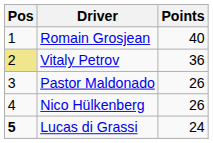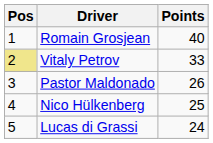(197, 61) 36 -> (197, 61) 33
(197, 105) 26 -> (197, 105) 25
(12, 128) bold -> (12, 128) normal
